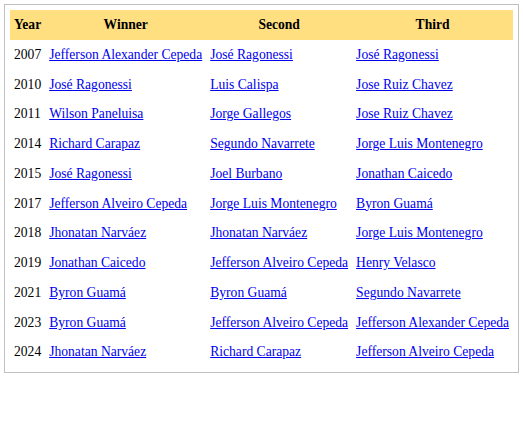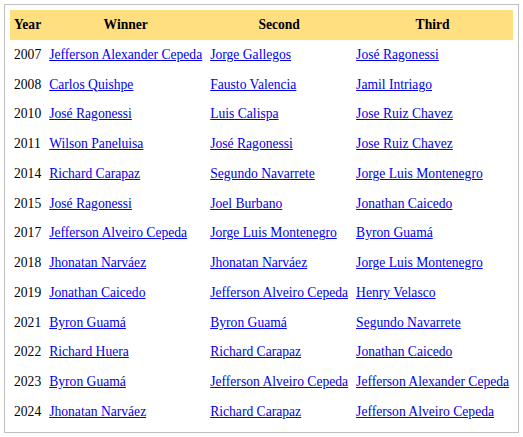(252, 54) José Ragonessi -> (251, 54) Jorge Gallegos
+ row: (28, 84)
(251, 114) Jorge Gallegos -> (252, 144) José Ragonessi
+ row: (28, 352)
